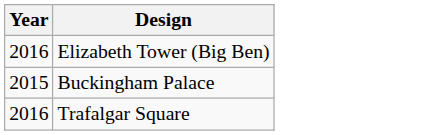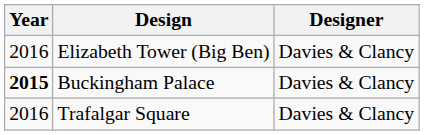+ column: (346, 20)
(29, 82) normal -> (29, 82) bold
